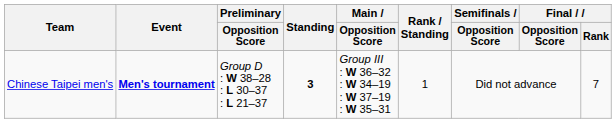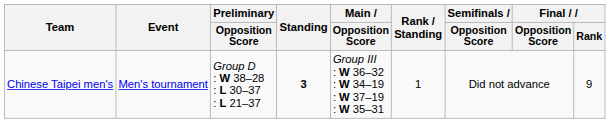(167, 85) bold -> (163, 85) normal
(596, 85) 7 -> (589, 85) 9
